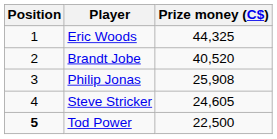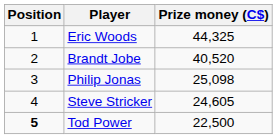(214, 79) 25,908 -> (214, 79) 25,098
